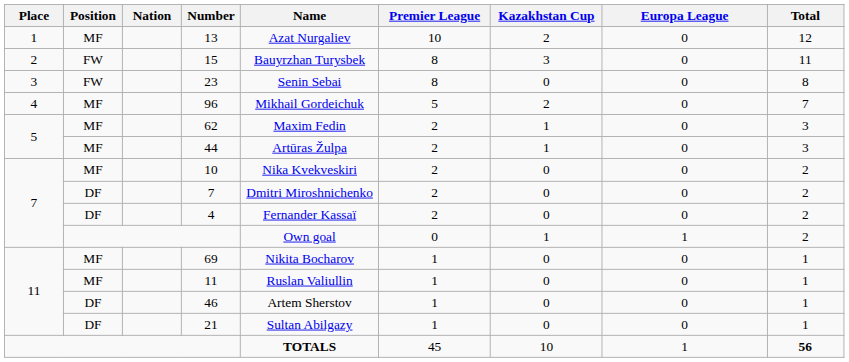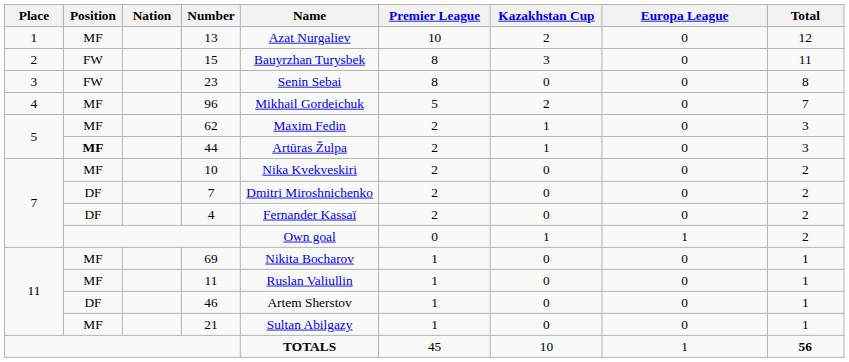(93, 148) normal -> (93, 148) bold
(93, 324) DF -> (93, 324) MF
